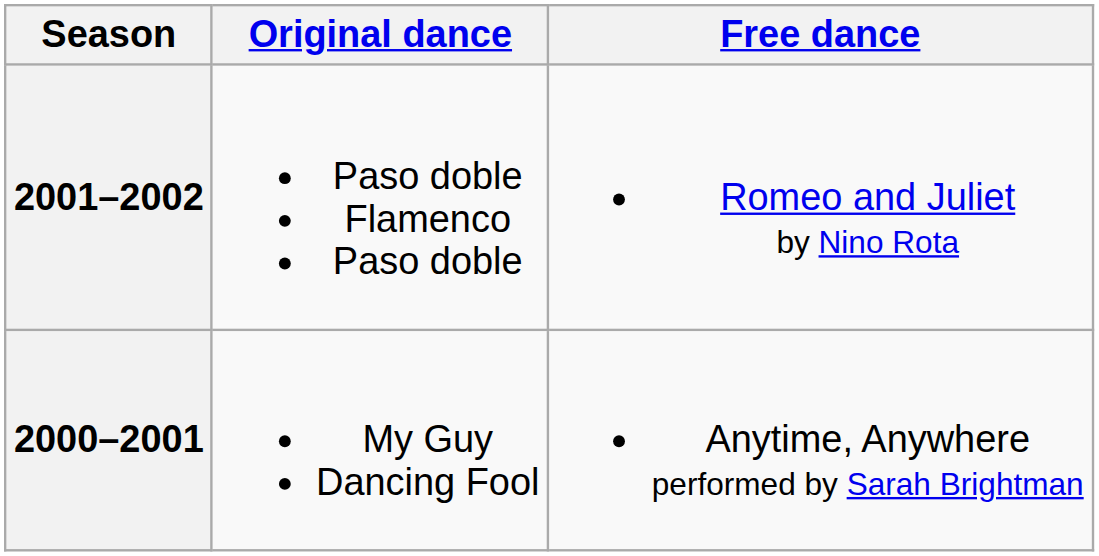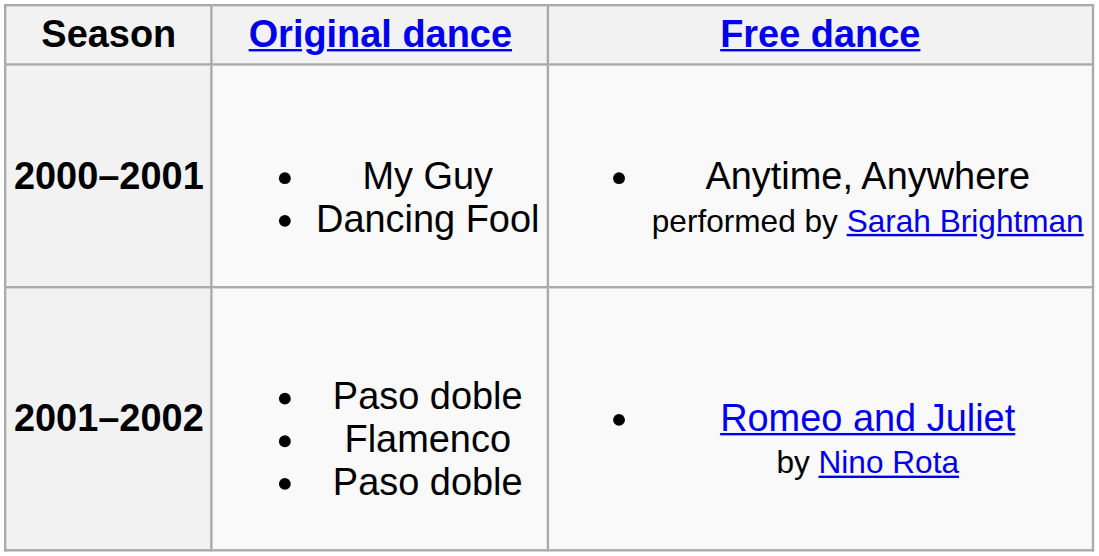rows swapped: (109, 196) <-> (109, 439)
